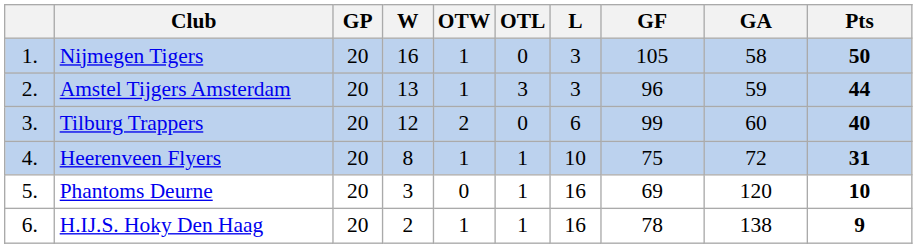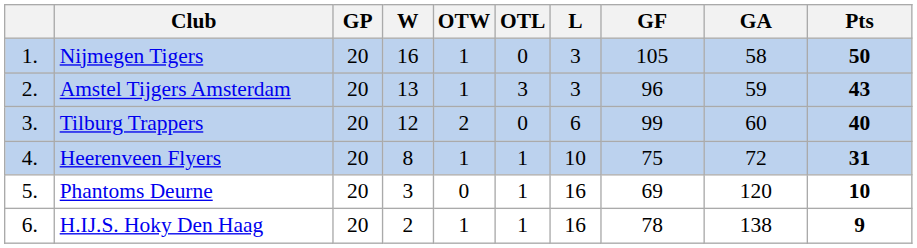(860, 89) 44 -> (860, 89) 43
